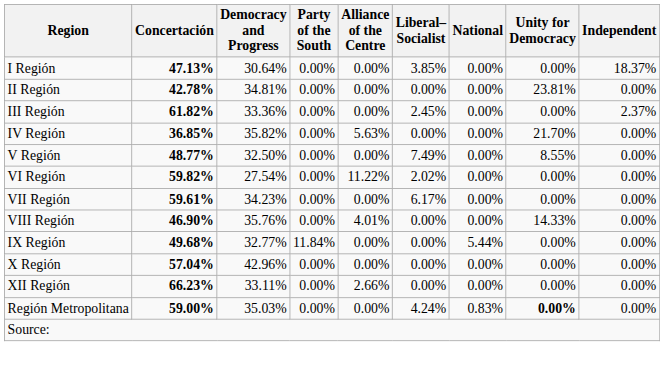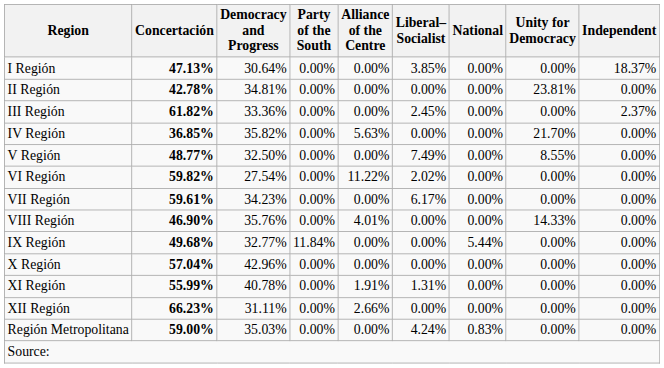+ row: (36, 286)
(266, 286) 33.11% -> (266, 308) 31.11%
(557, 308) bold -> (558, 330) normal
